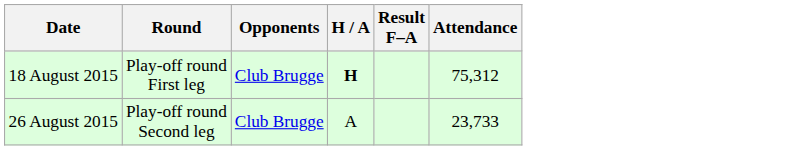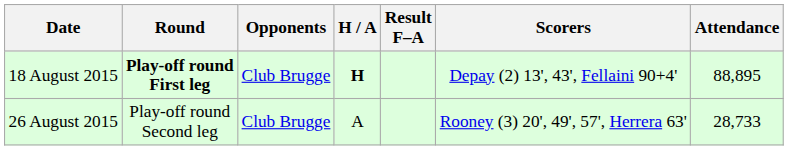+ column: (563, 27)
(176, 74) normal -> (180, 74) bold
(475, 74) 75,312 -> (737, 74) 88,895
(475, 121) 23,733 -> (737, 121) 28,733
